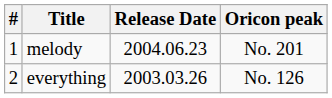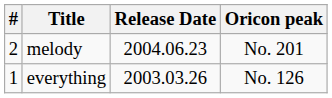(13, 48) 1 -> (13, 48) 2
(13, 78) 2 -> (13, 78) 1
